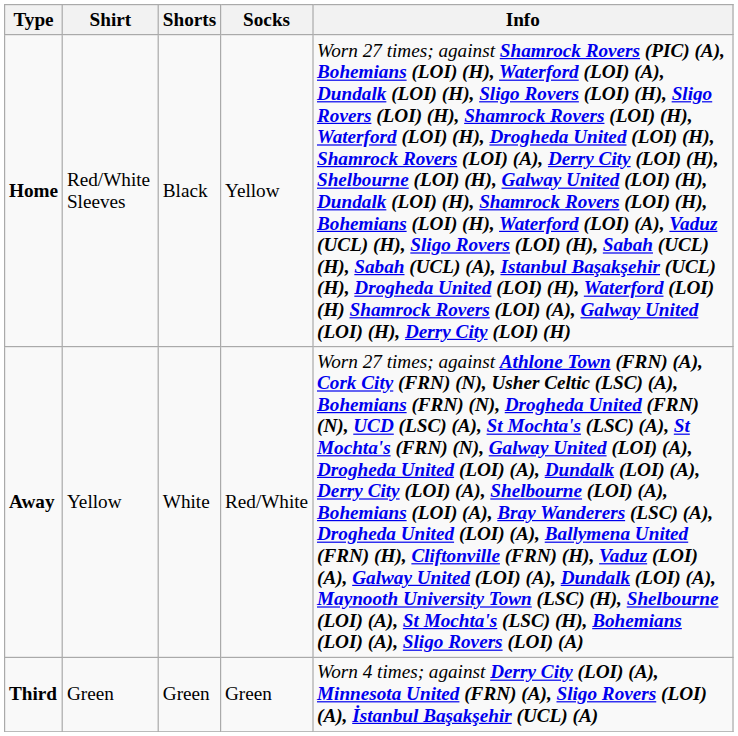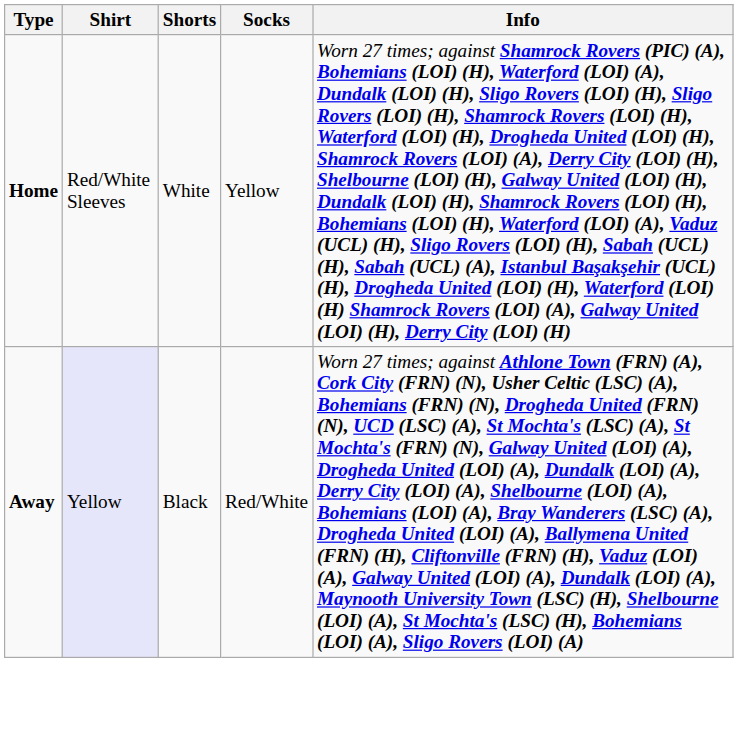(185, 190) Black -> (186, 190) White
(94, 501) no background -> (94, 501) lavender background
(186, 501) White -> (185, 501) Black
- row: (33, 694)
